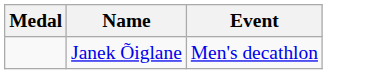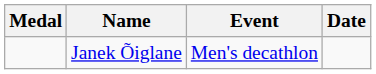+ column: (346, 20)
